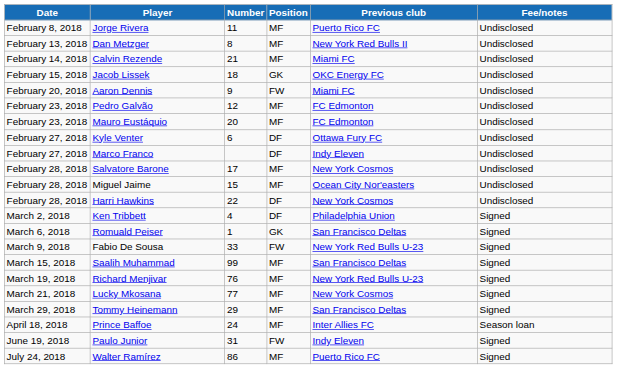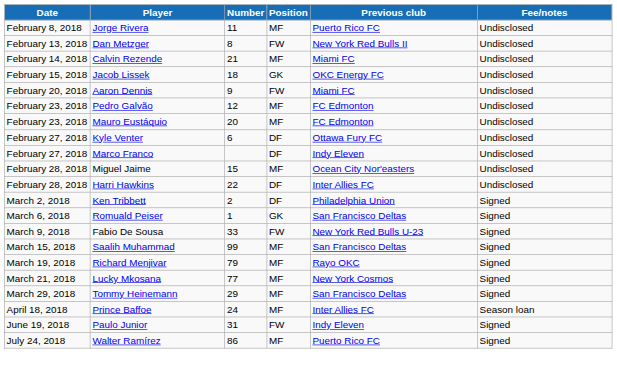(276, 44) MF -> (277, 44) FW
- row: (131, 169)
(353, 200) New York Cosmos -> (343, 184) Inter Allies FC
(230, 216) 4 -> (230, 200) 2
(233, 278) 76 -> (233, 263) 79
(368, 278) New York Red Bulls U-23 -> (336, 263) Rayo OKC
